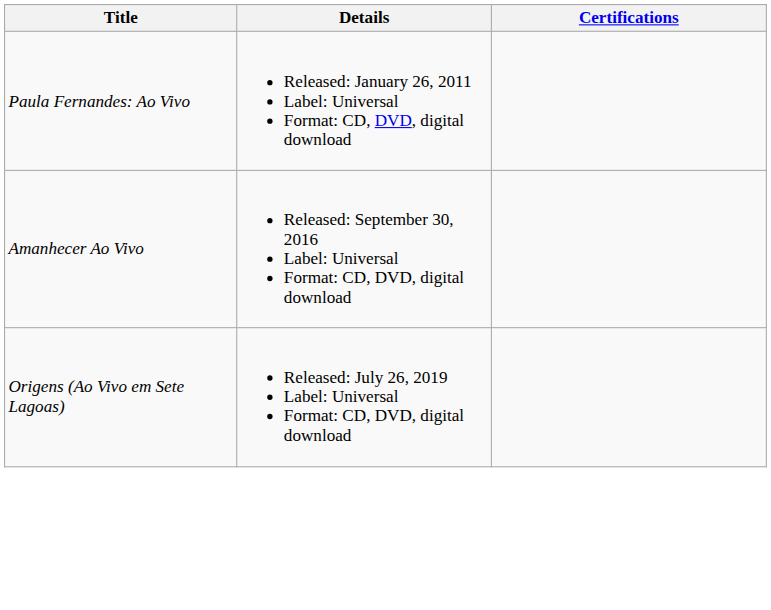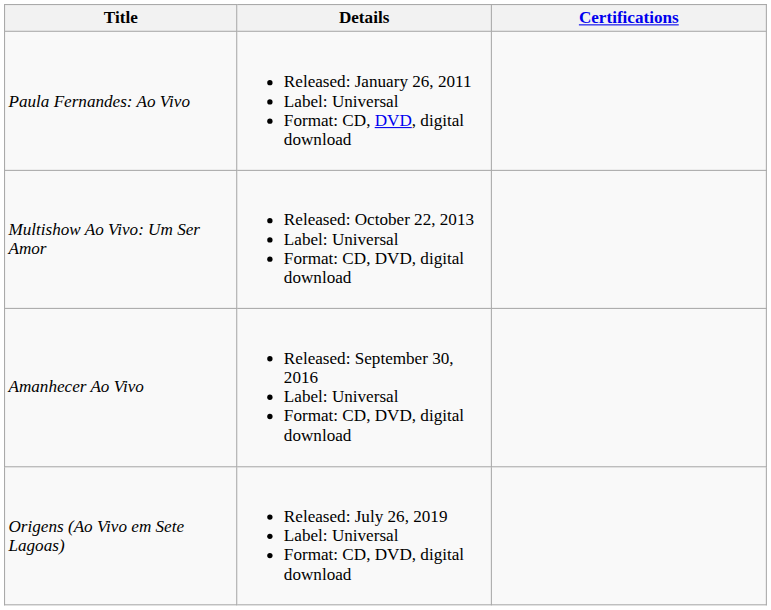+ row: (104, 239)
